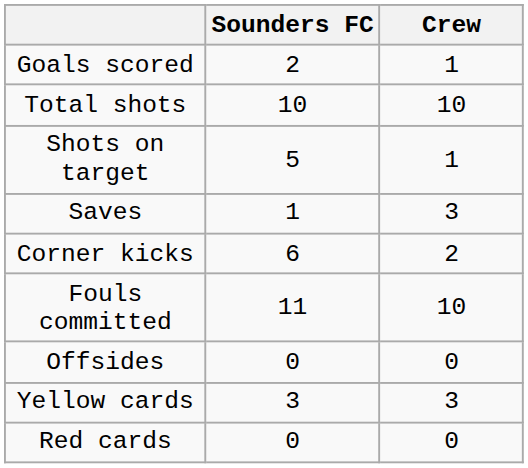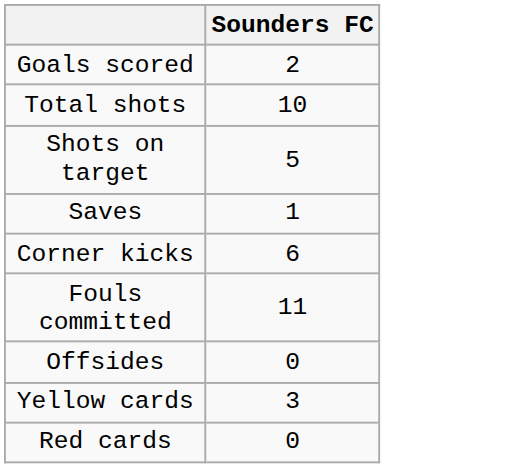- column: (452, 25)
